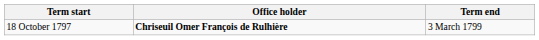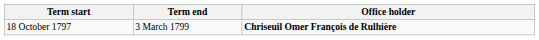columns swapped: (480, 12) <-> (279, 12)
